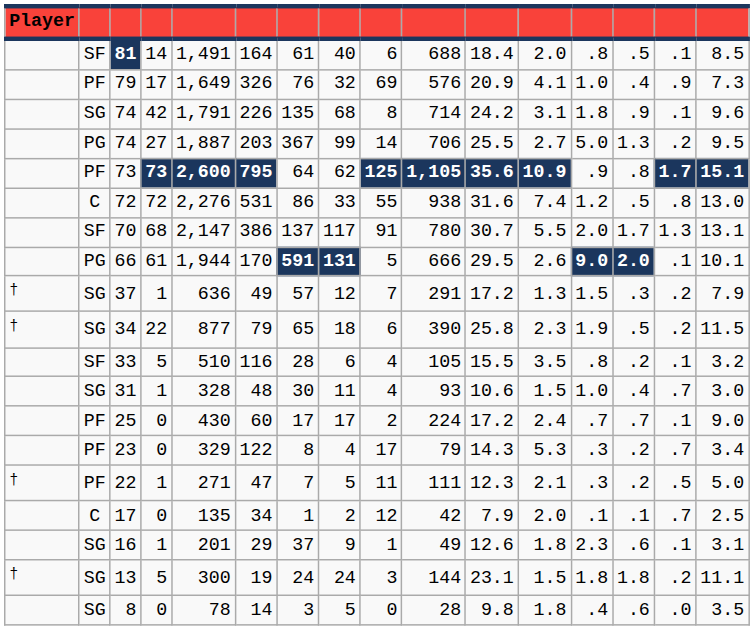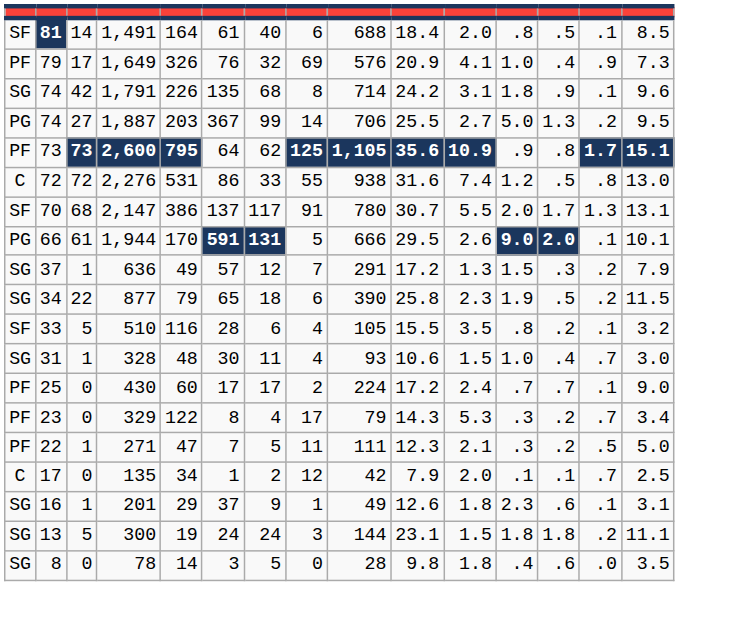- column: (42, 23)
